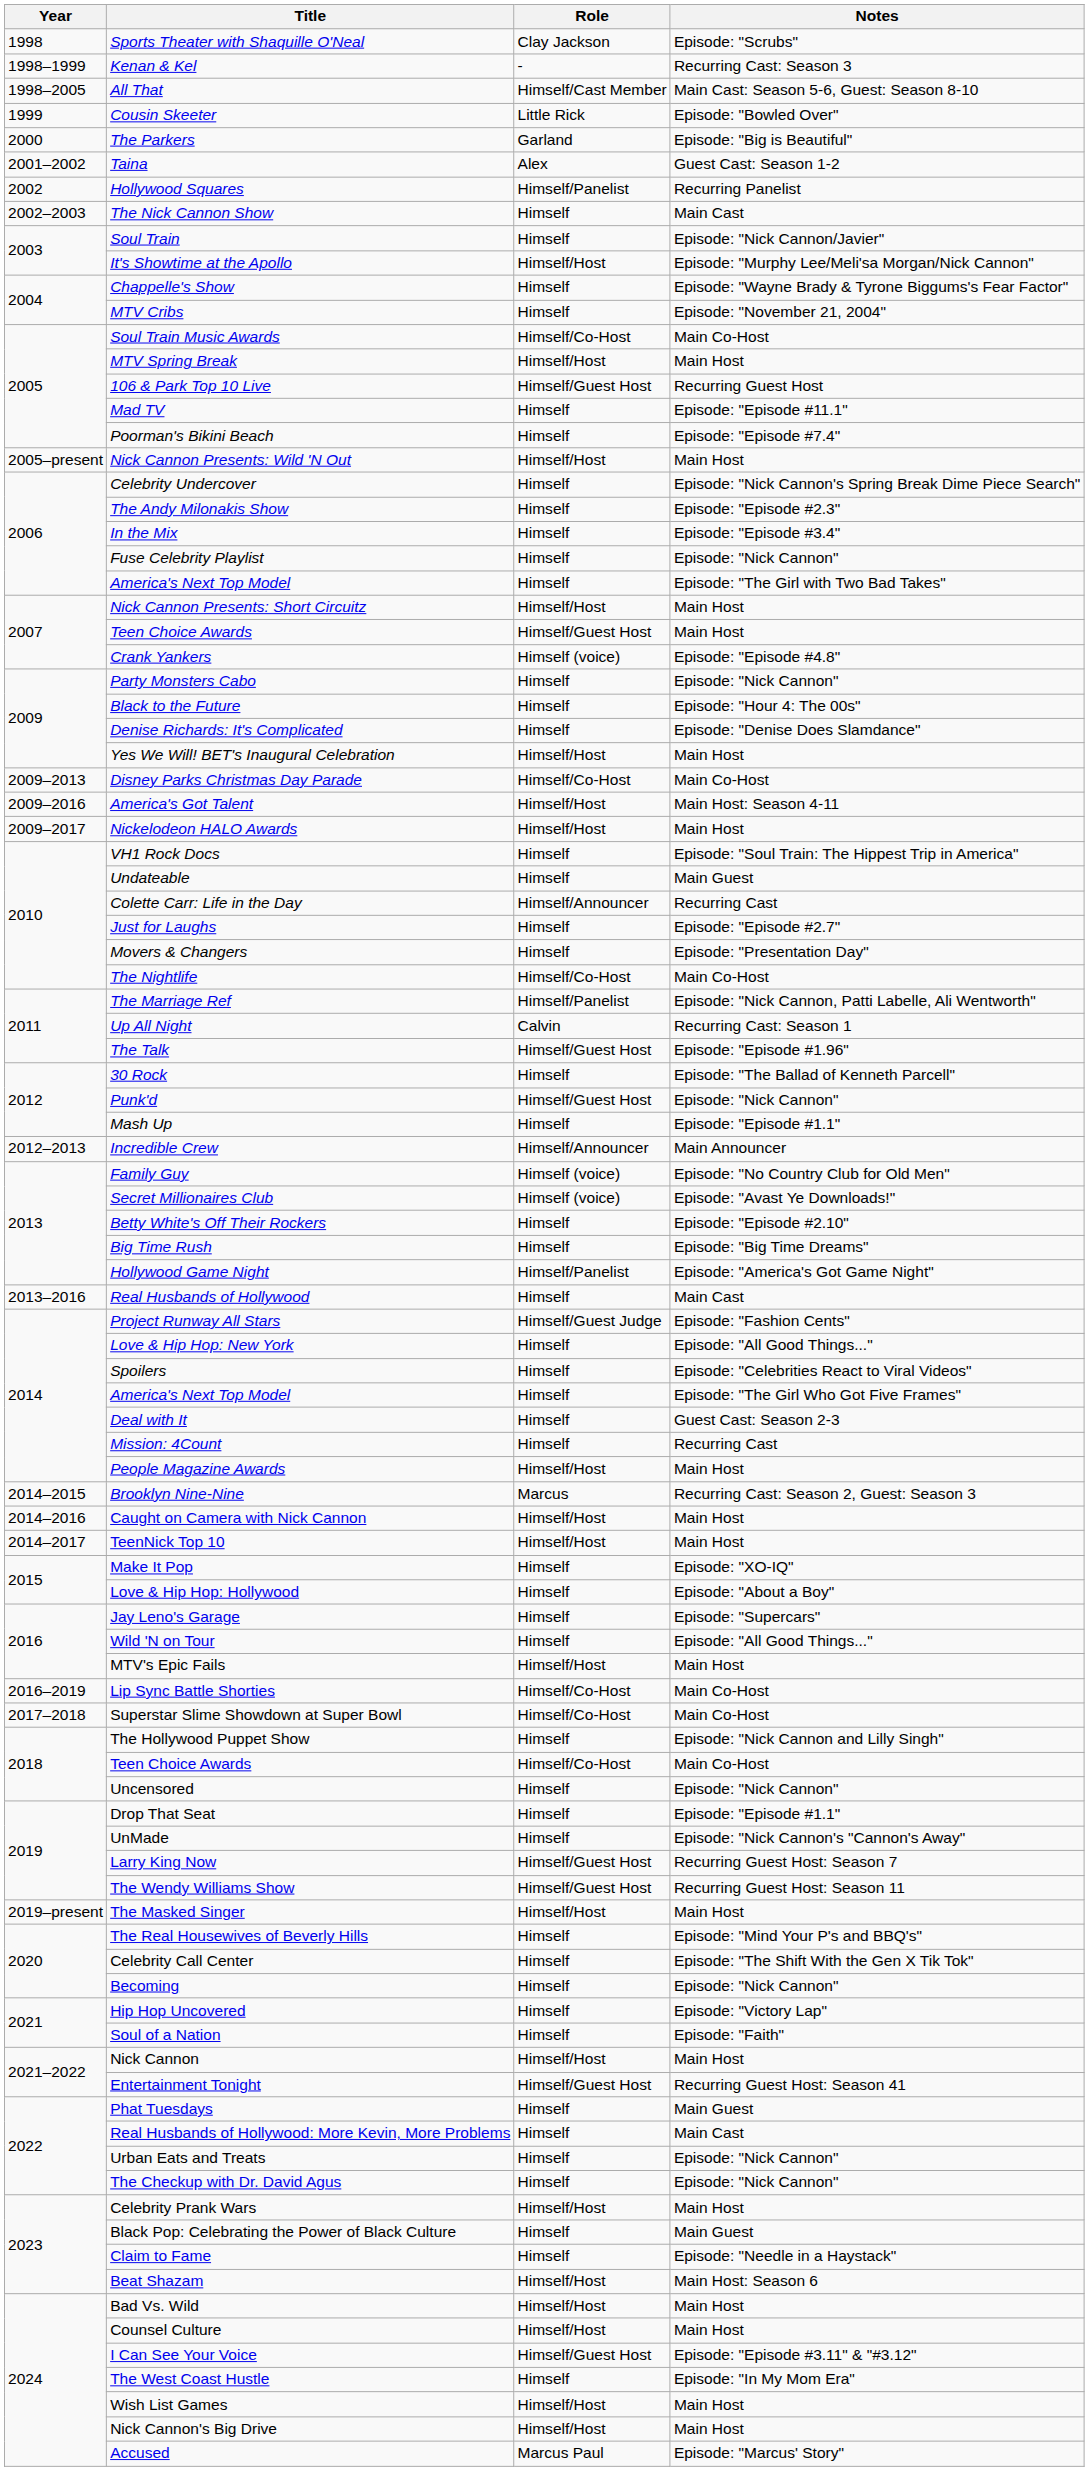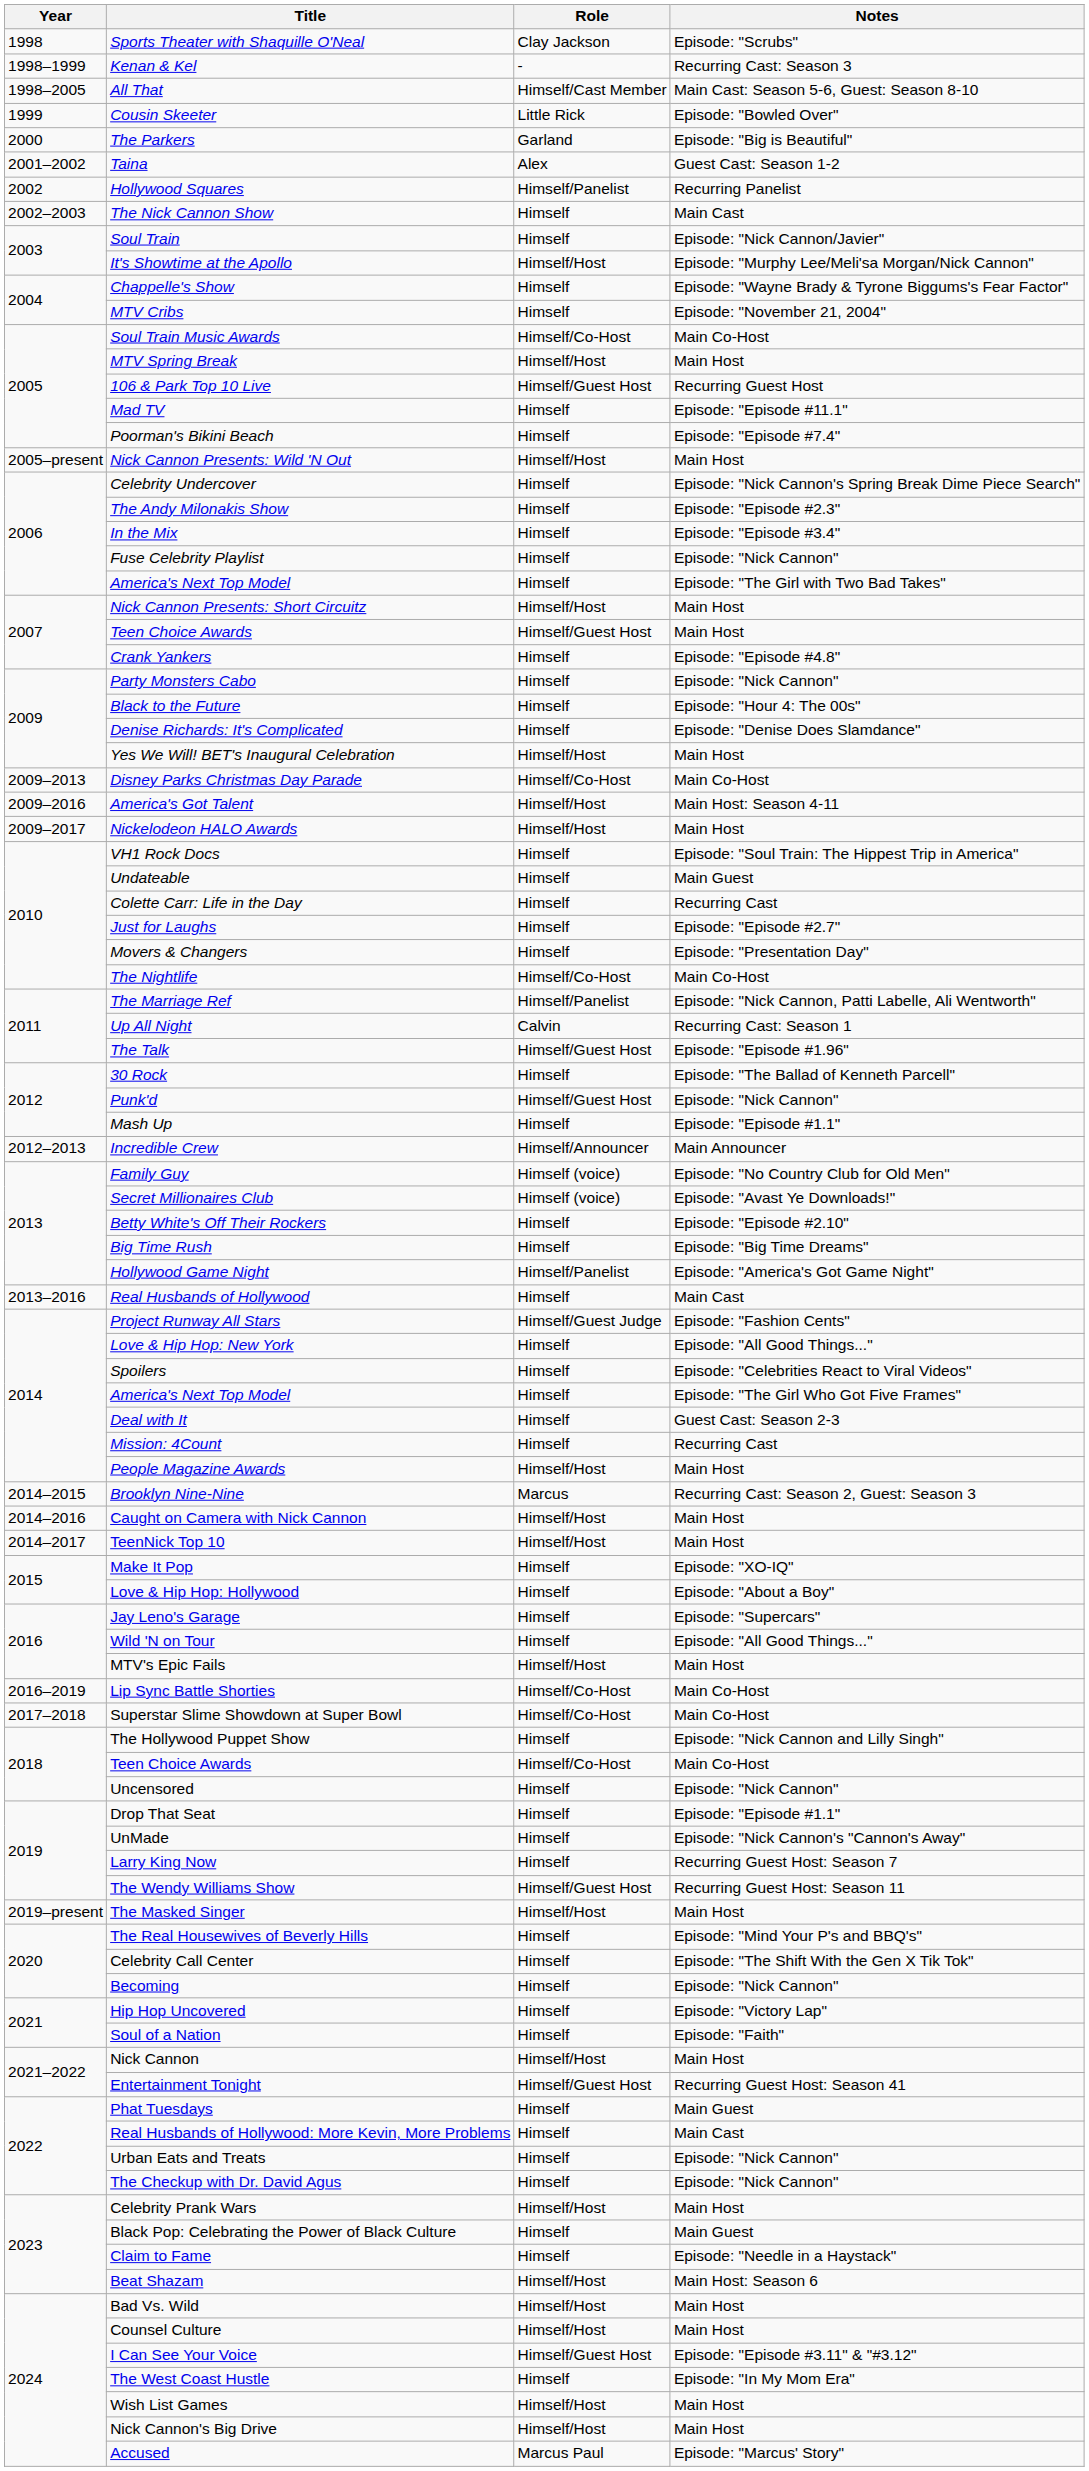(569, 656) Himself (voice) -> (543, 656) Himself
(583, 902) Himself/Announcer -> (543, 902) Himself
(584, 1862) Himself/Guest Host -> (543, 1862) Himself
